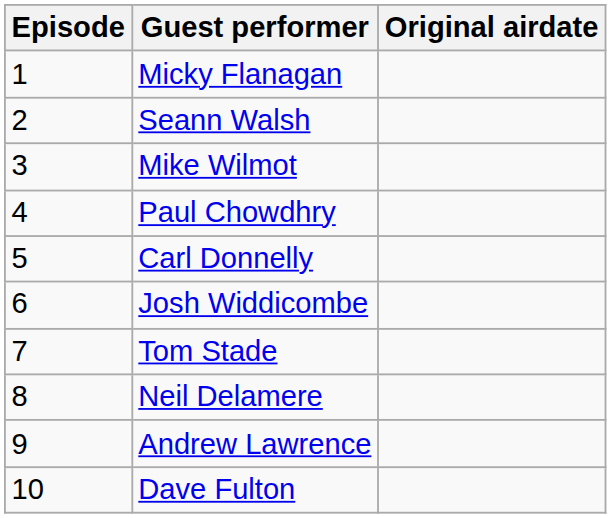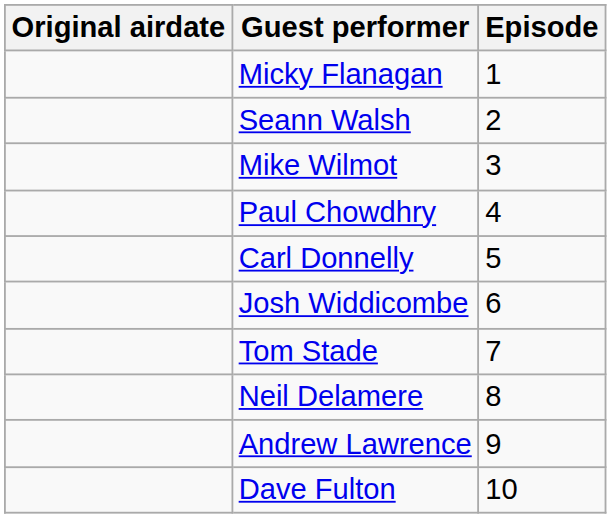columns swapped: (68, 27) <-> (492, 27)
